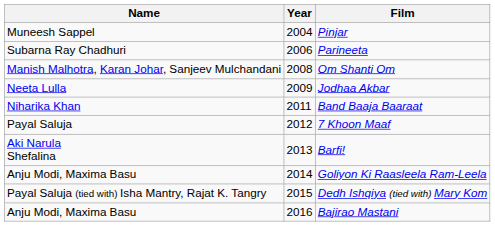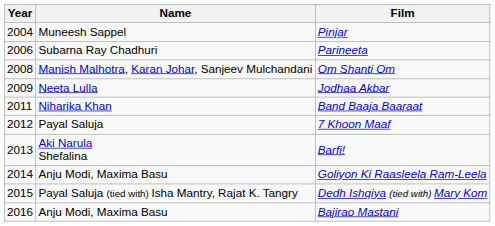columns swapped: (299, 13) <-> (144, 13)
